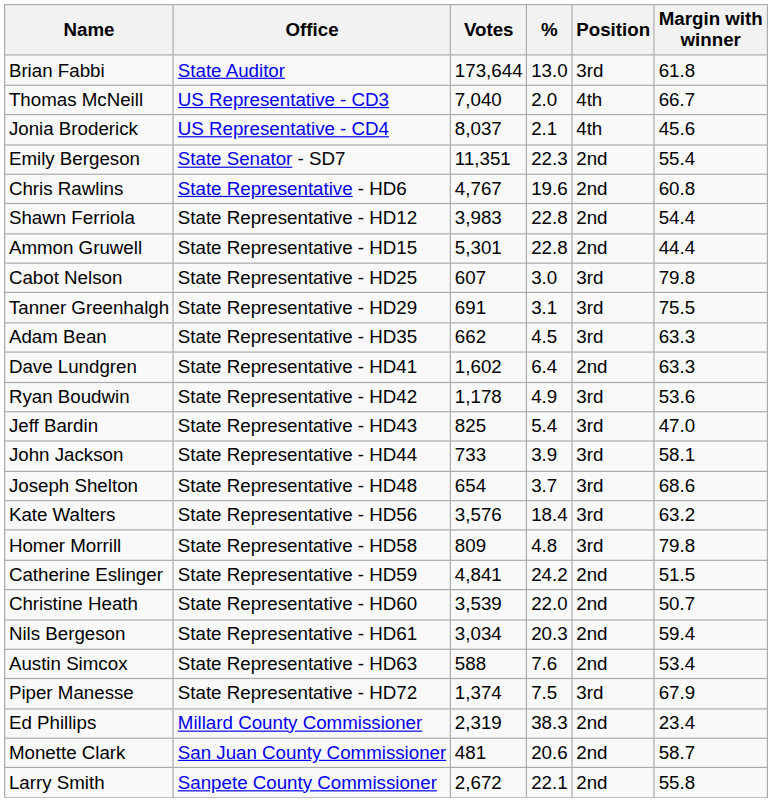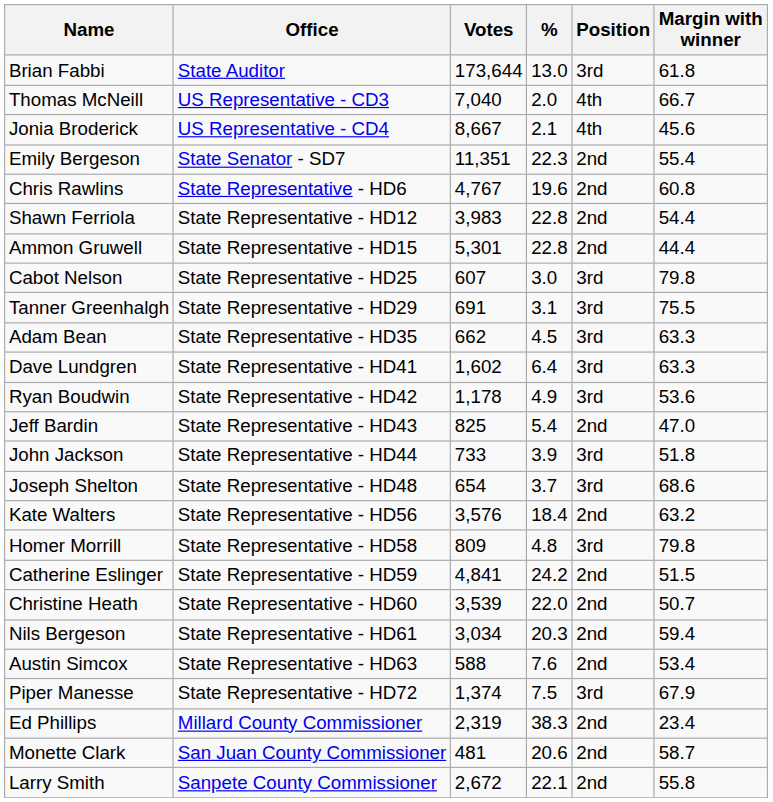(478, 129) 8,037 -> (478, 129) 8,667
(592, 366) 2nd -> (590, 366) 3rd
(590, 426) 3rd -> (592, 426) 2nd
(677, 456) 58.1 -> (677, 456) 51.8
(590, 515) 3rd -> (592, 515) 2nd
